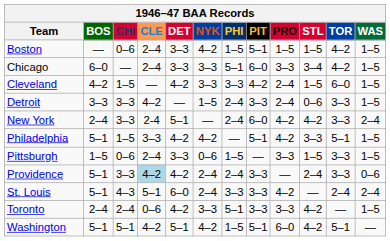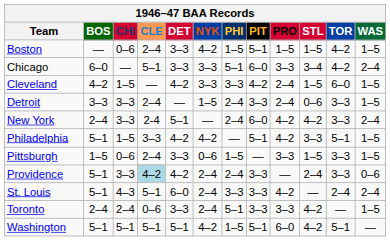(152, 67) 2–4 -> (152, 67) 5–1
(370, 67) 1–5 -> (370, 67) 2–4
(152, 102) 4–2 -> (152, 102) 2–4
(179, 209) 4–2 -> (179, 209) 3–3
(208, 209) 3–3 -> (208, 209) 2–4
(152, 227) 4–2 -> (152, 227) 5–1
